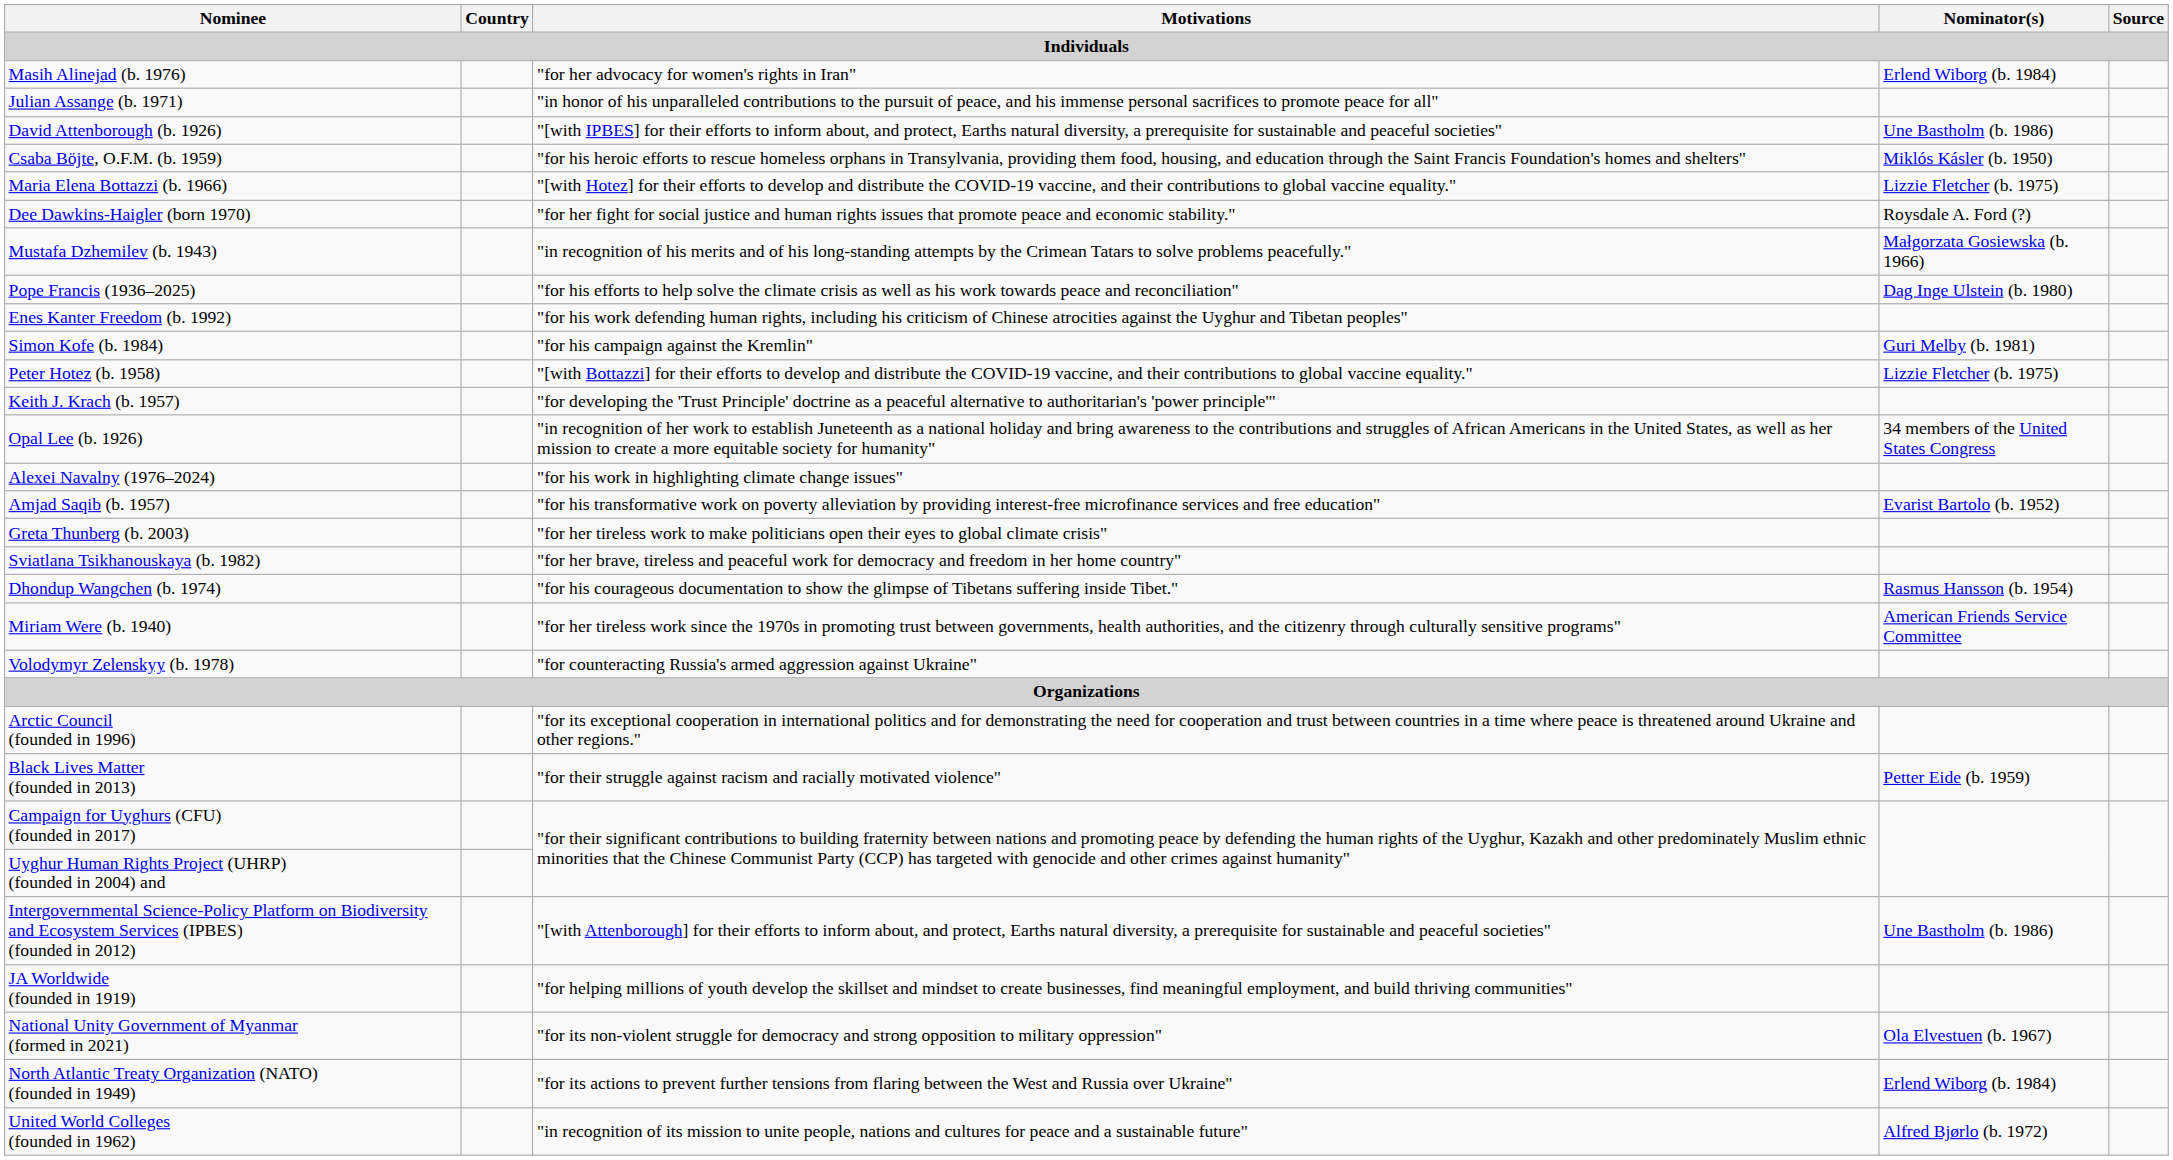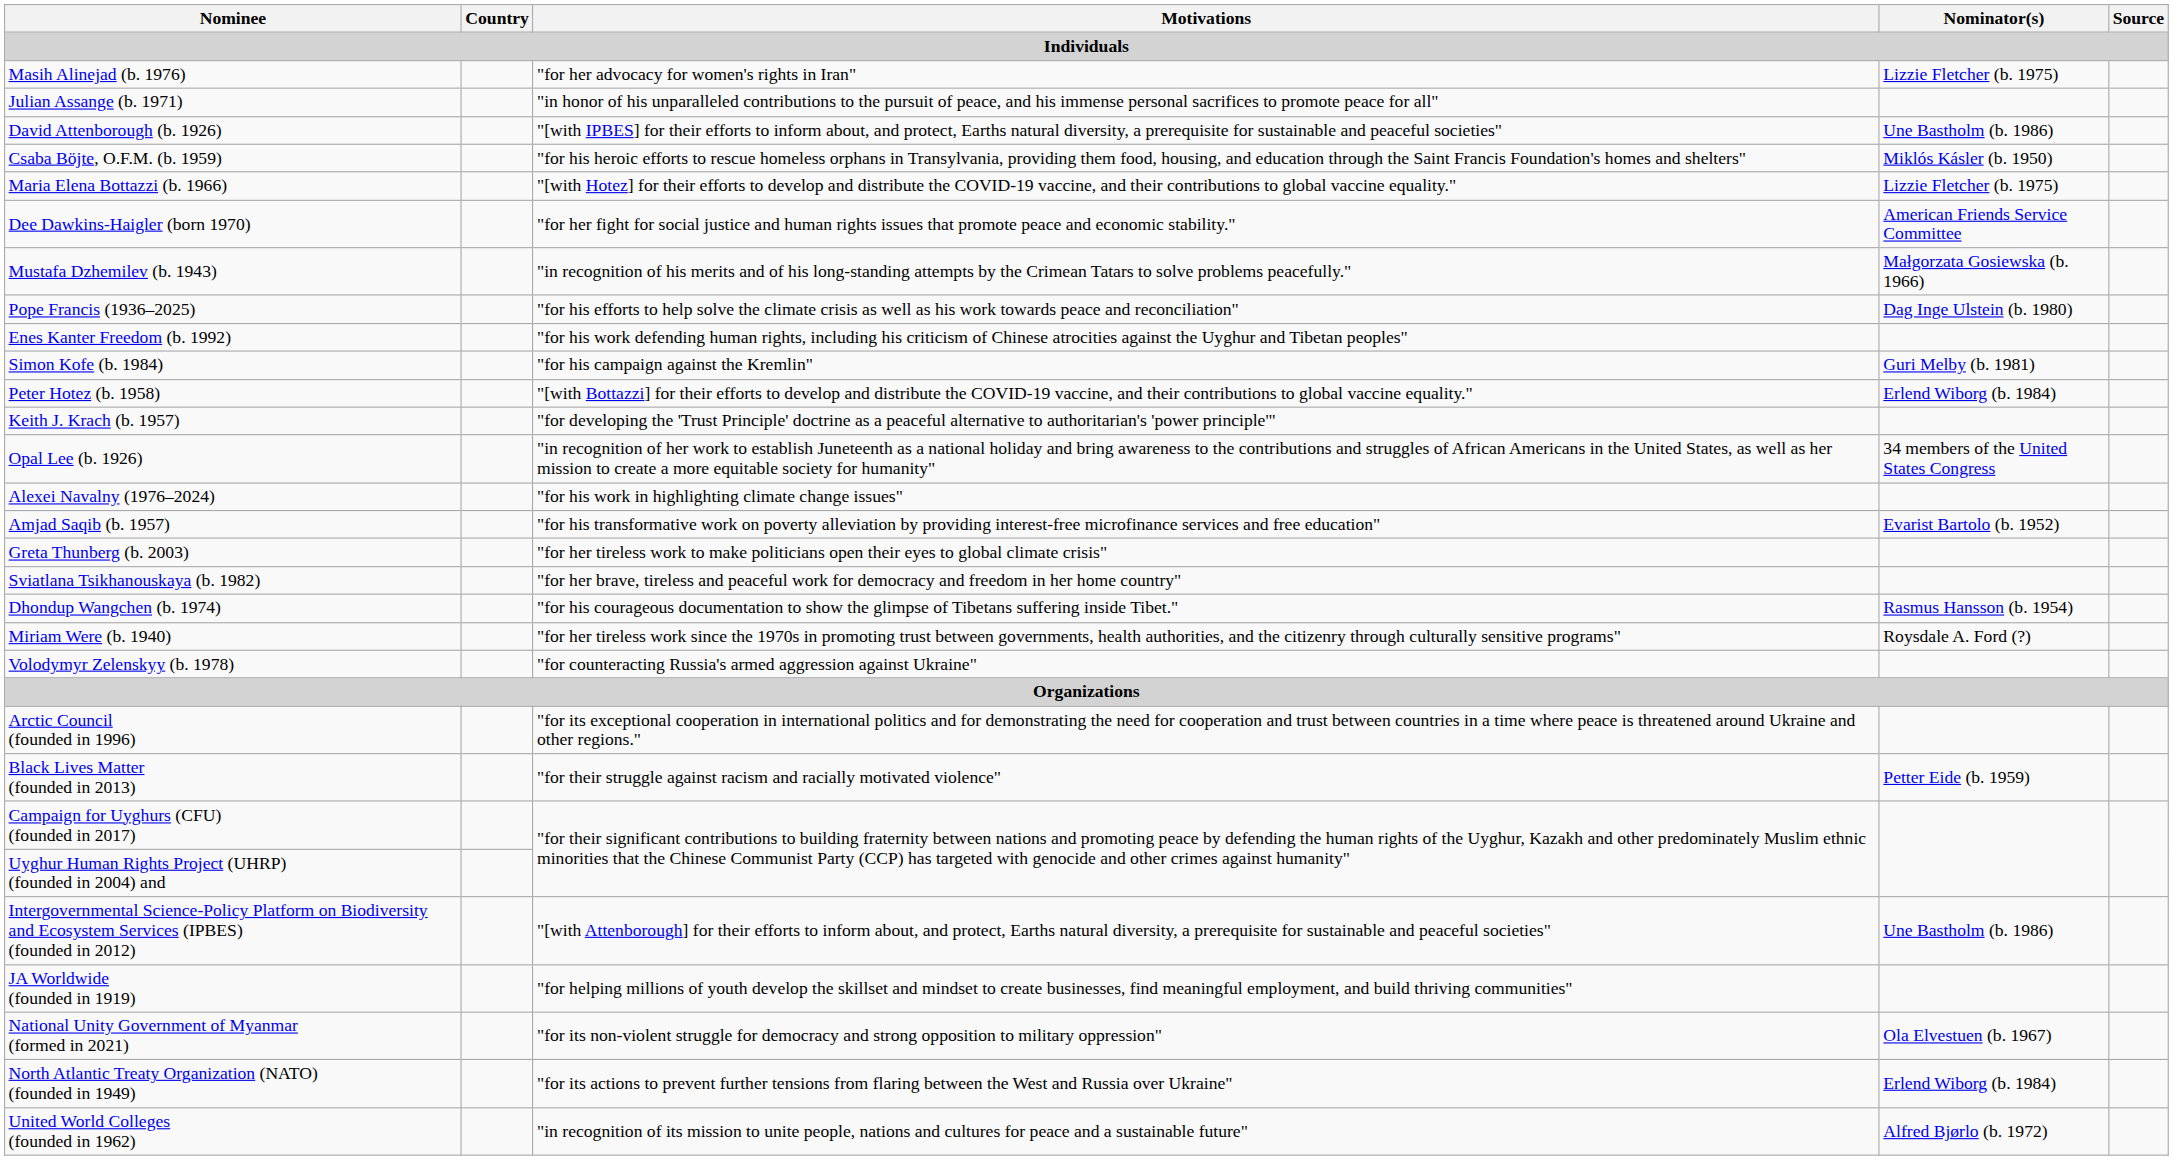(1970, 74) Erlend Wiborg (b. 1984) -> (1971, 74) Lizzie Fletcher (b. 1975)
(1957, 213) Roysdale A. Ford (?) -> (1975, 223) American Friends Service Committee
(1971, 373) Lizzie Fletcher (b. 1975) -> (1970, 393) Erlend Wiborg (b. 1984)
(1975, 626) American Friends Service Committee -> (1957, 636) Roysdale A. Ford (?)
